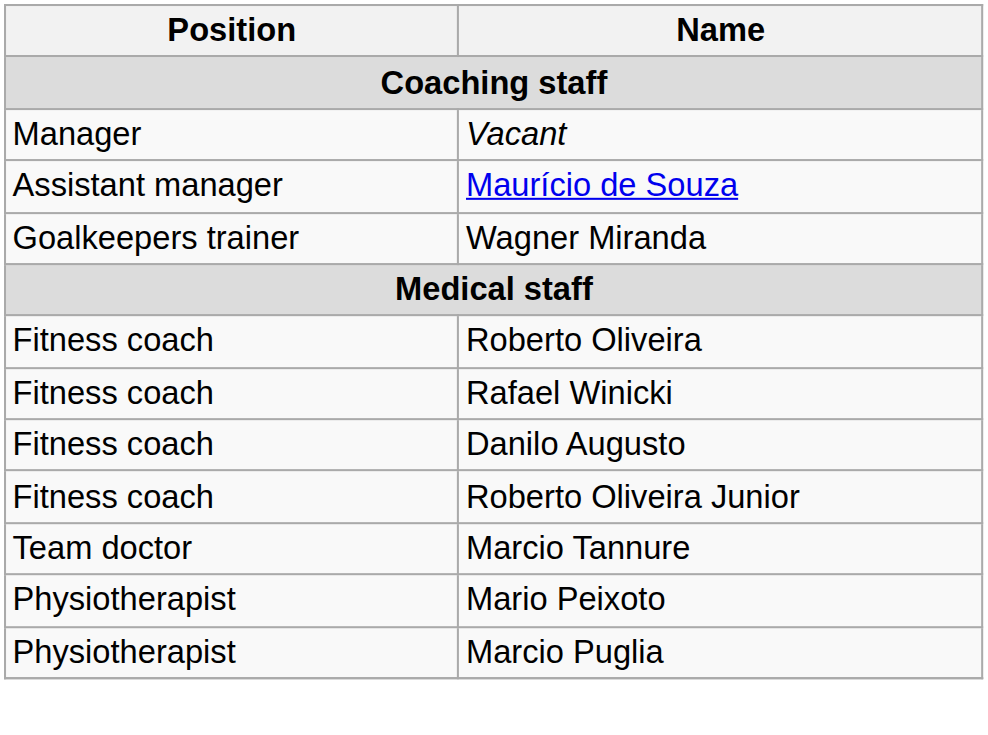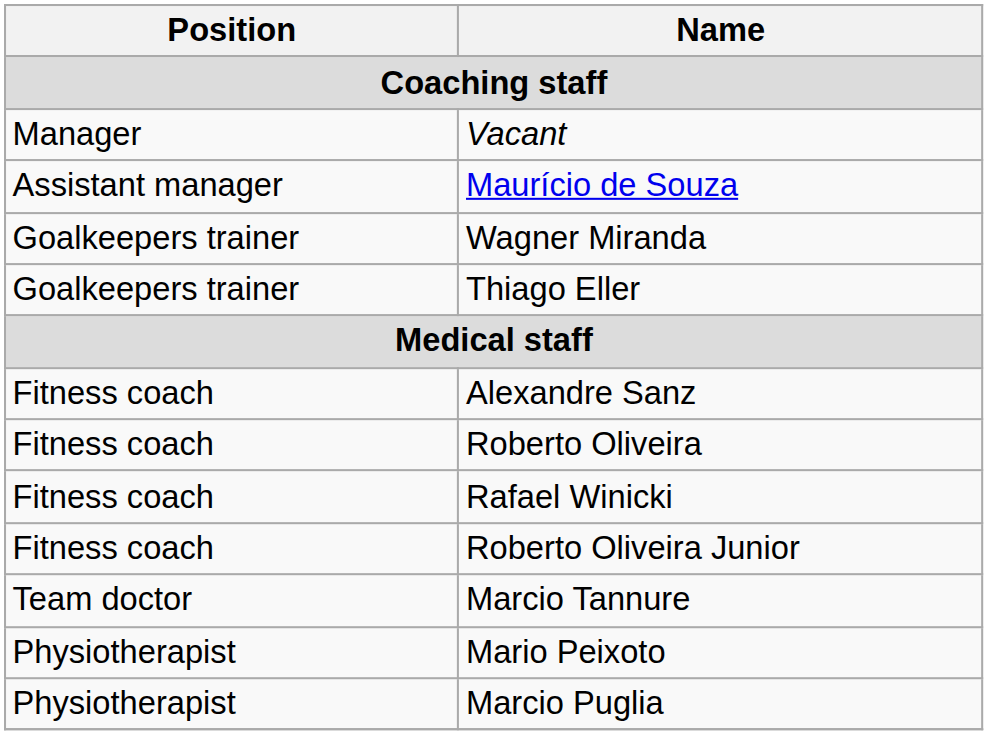+ row: (553, 289)
+ row: (581, 392)
- row: (576, 444)
